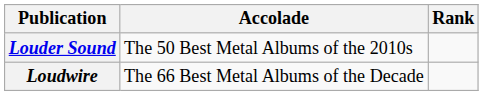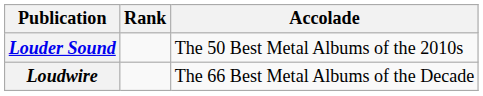columns swapped: (274, 18) <-> (453, 18)
